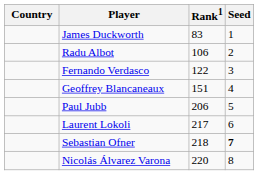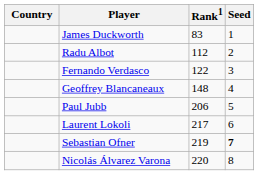(200, 52) 106 -> (200, 52) 112
(200, 88) 151 -> (200, 88) 148
(200, 142) 218 -> (200, 142) 219
